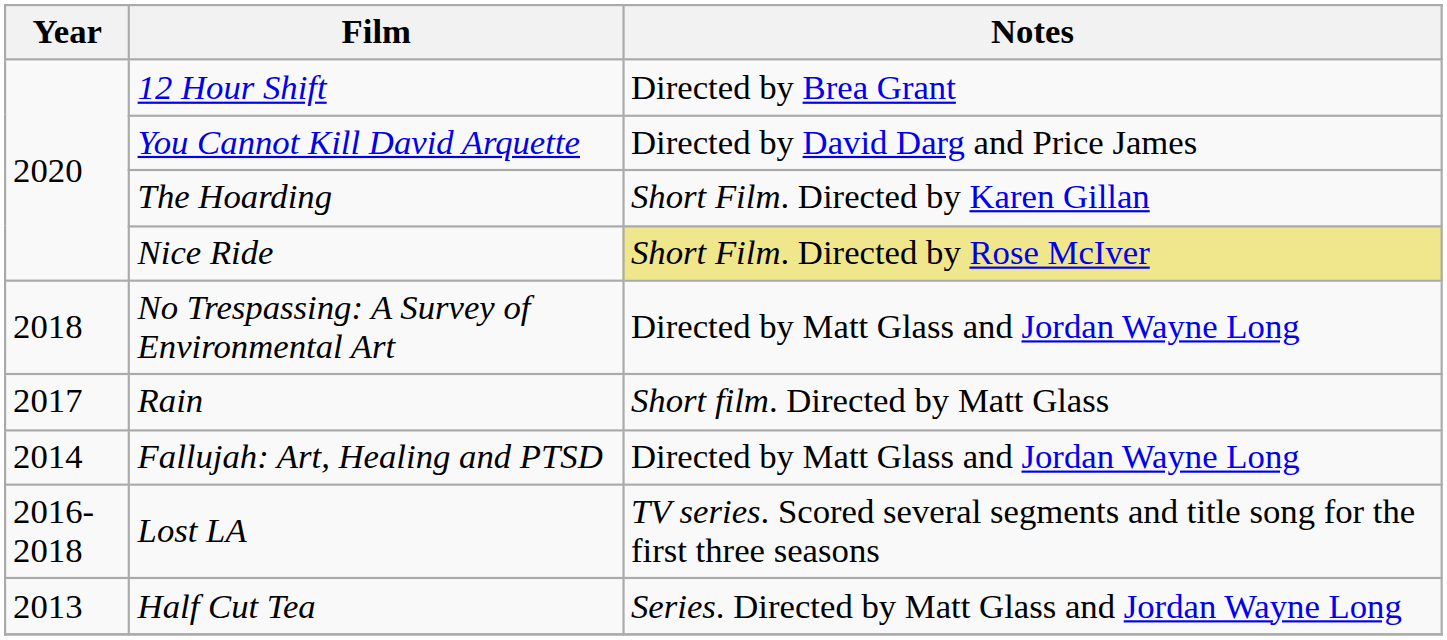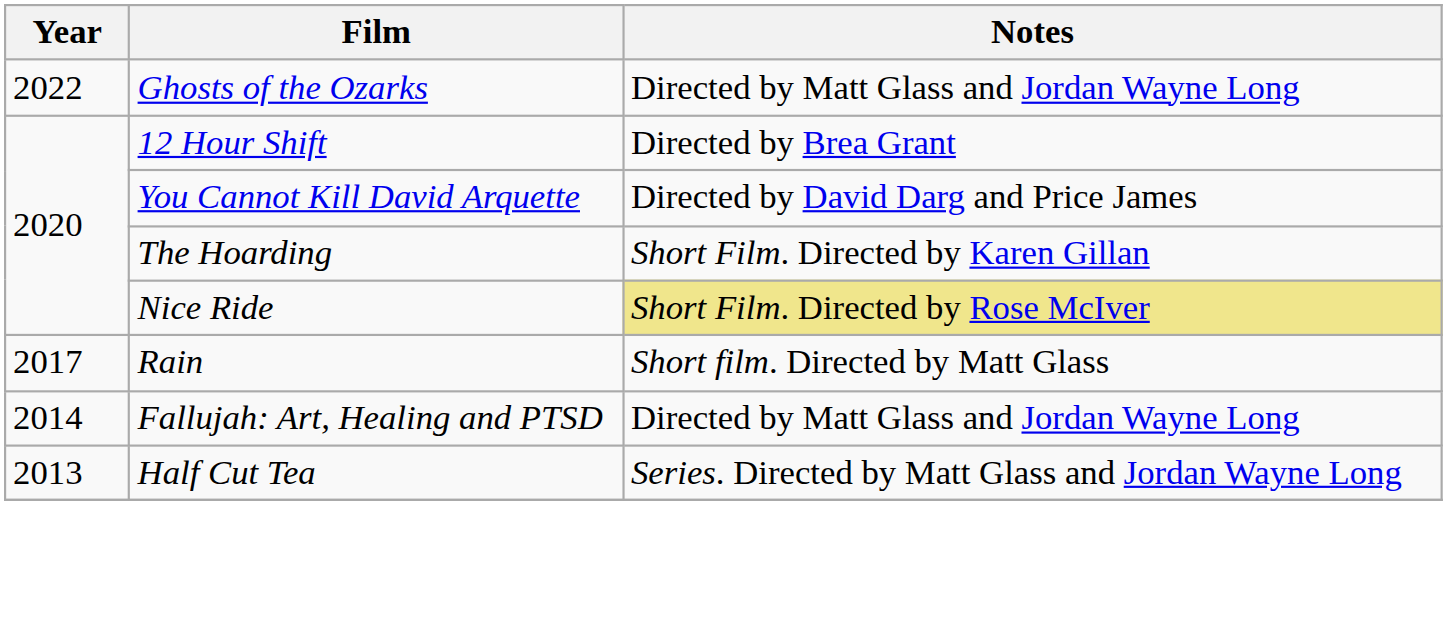+ row: (283, 87)
- row: (334, 326)
- row: (192, 531)
